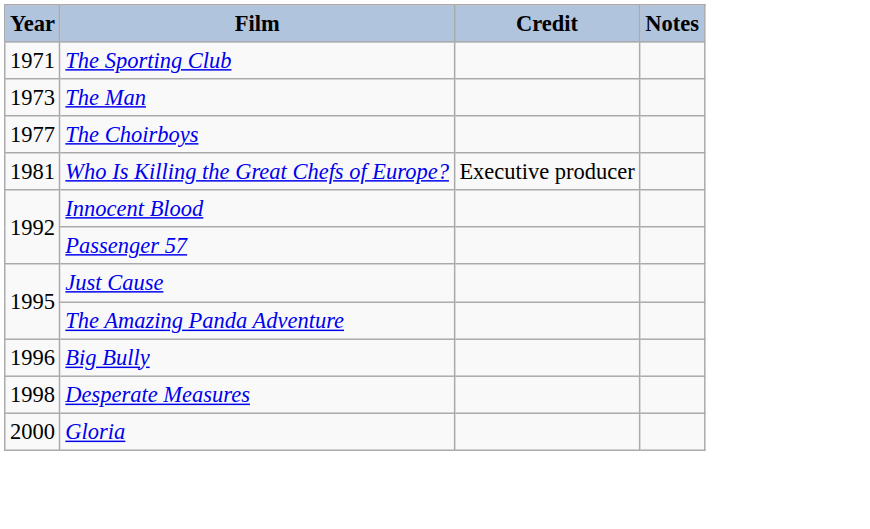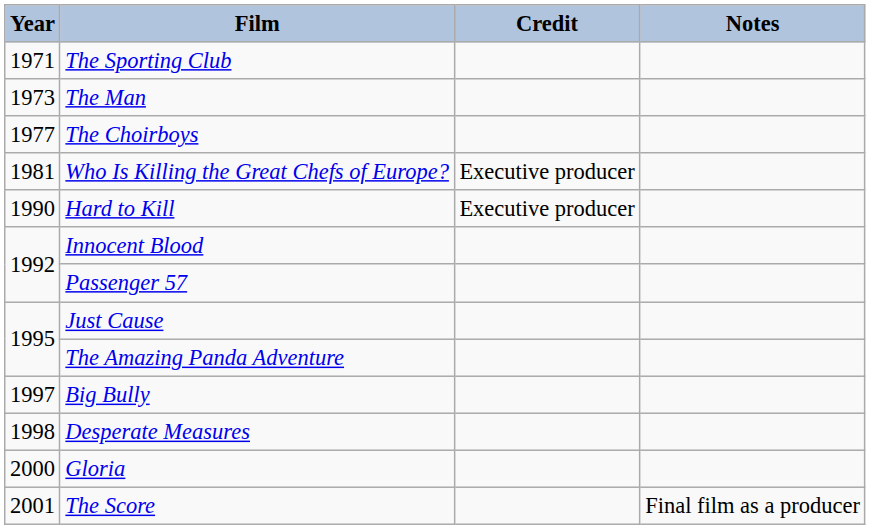+ row: (120, 208)
(32, 357) 1996 -> (32, 394) 1997
+ row: (110, 505)
